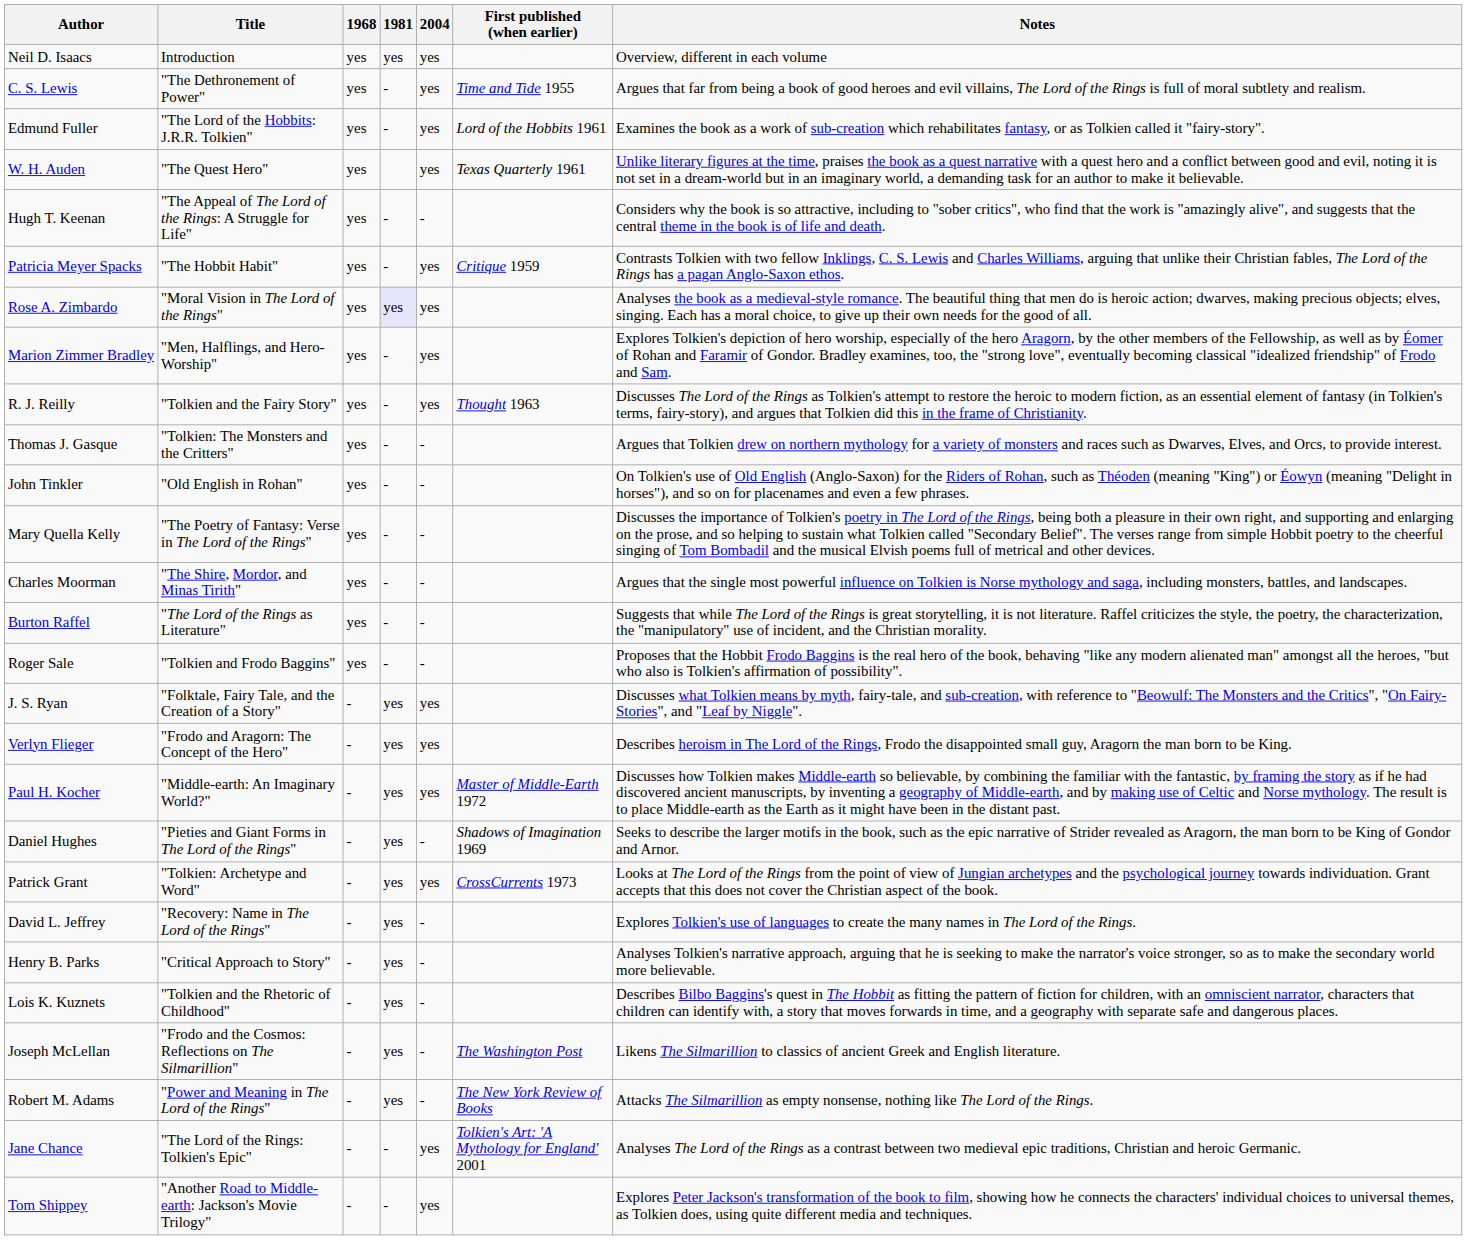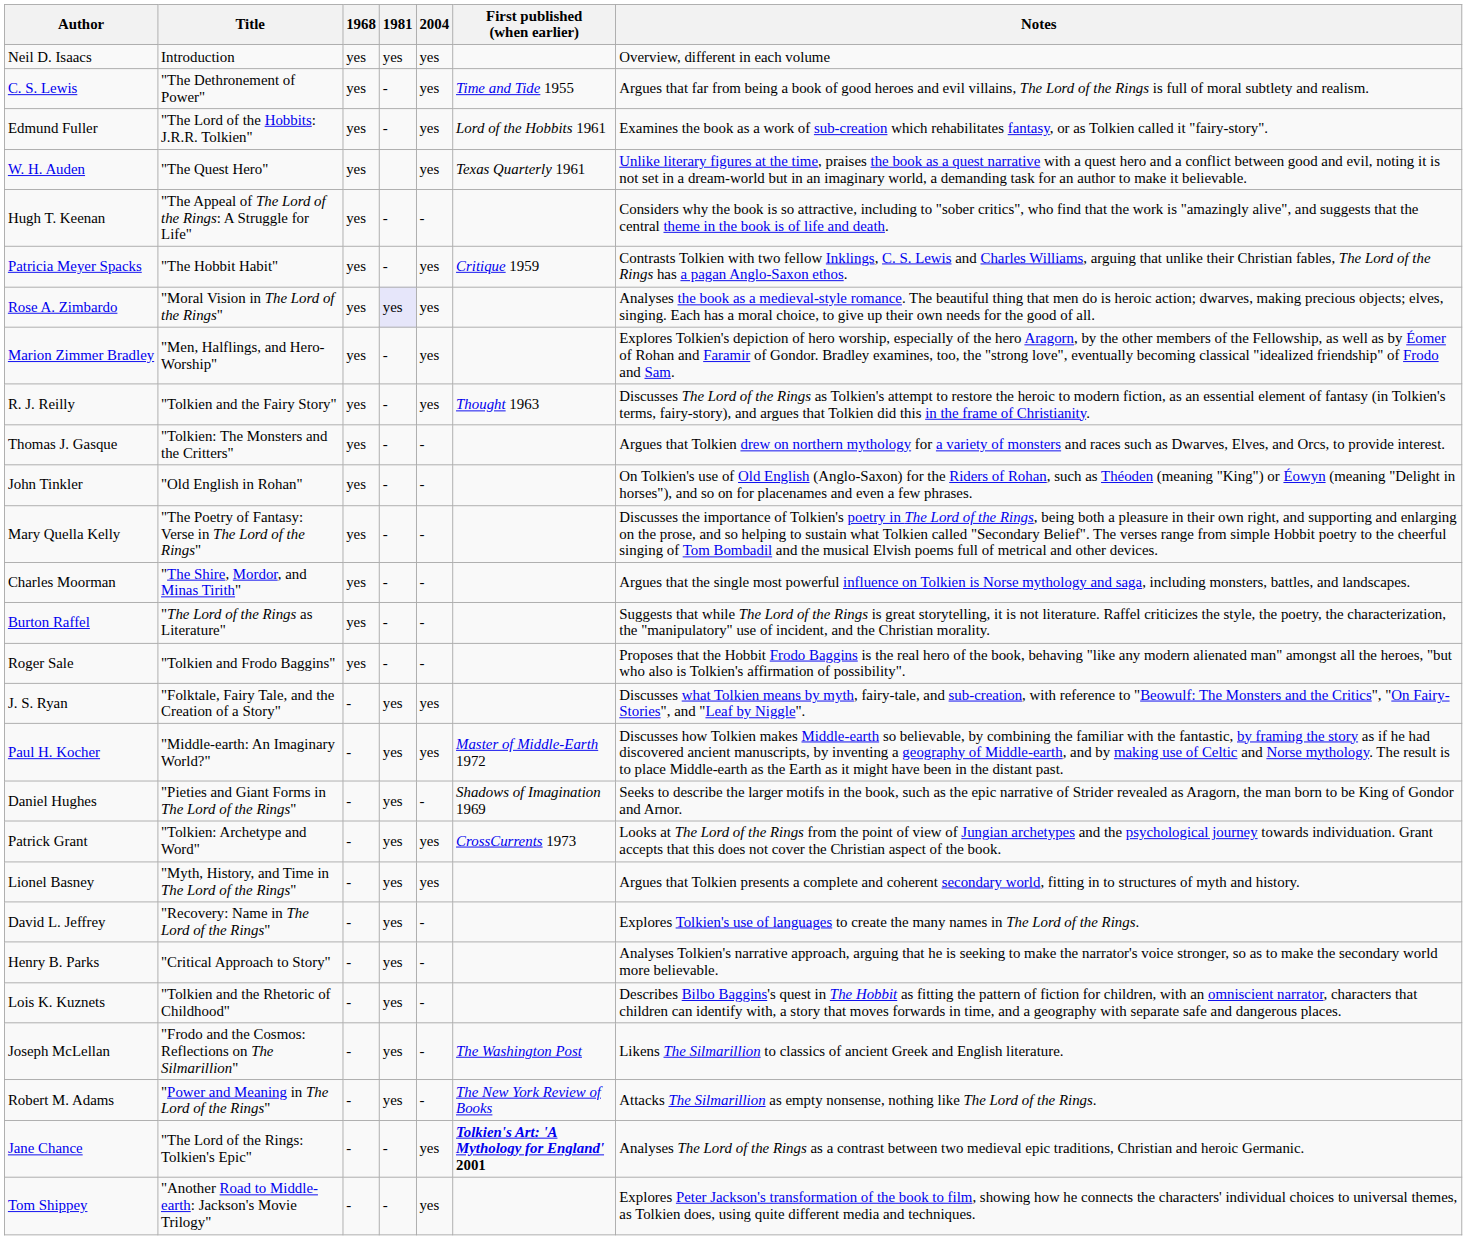- row: (51, 743)
+ row: (51, 881)
(527, 1148) normal -> (530, 1148) bold
